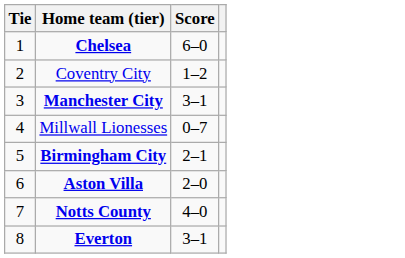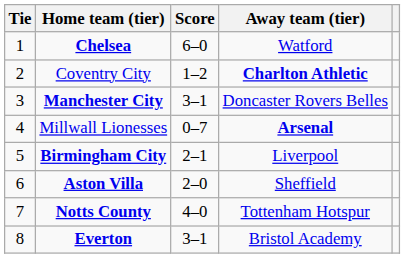+ column: (305, 17)
